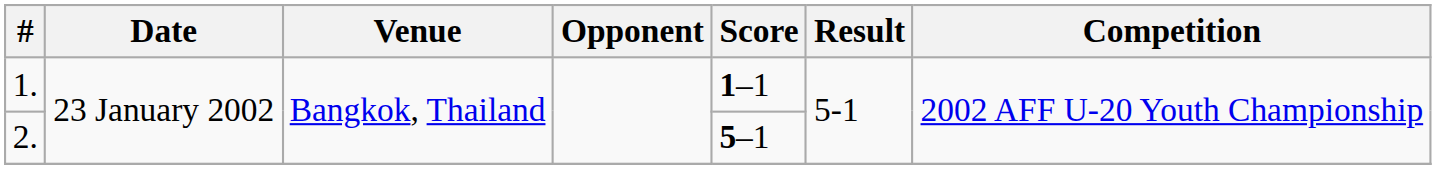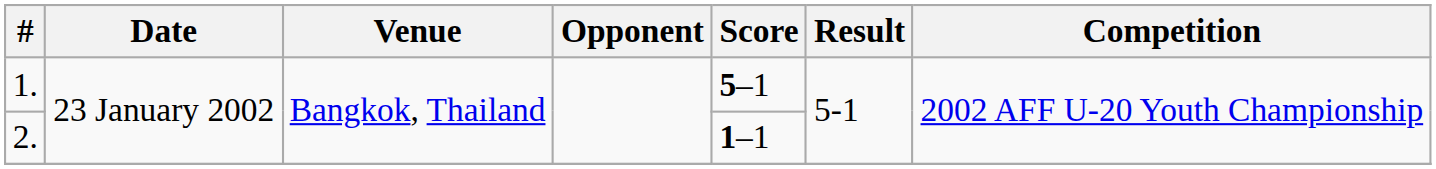(744, 84) 1–1 -> (744, 84) 5–1
(744, 137) 5–1 -> (744, 137) 1–1
